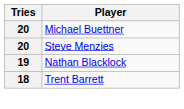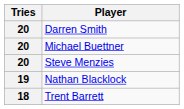+ row: (76, 29)
